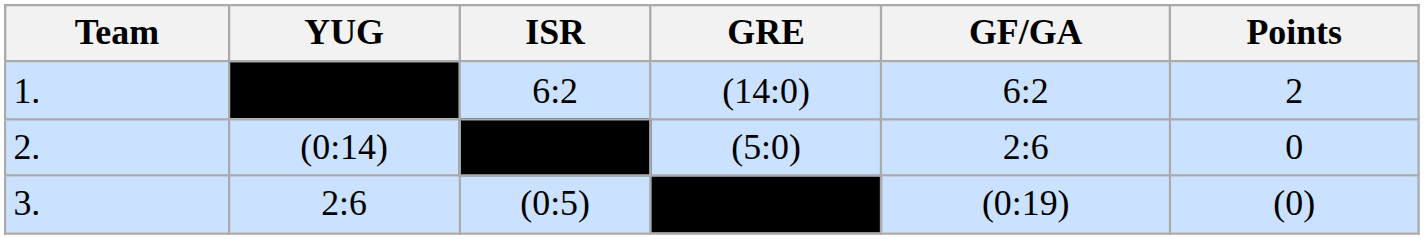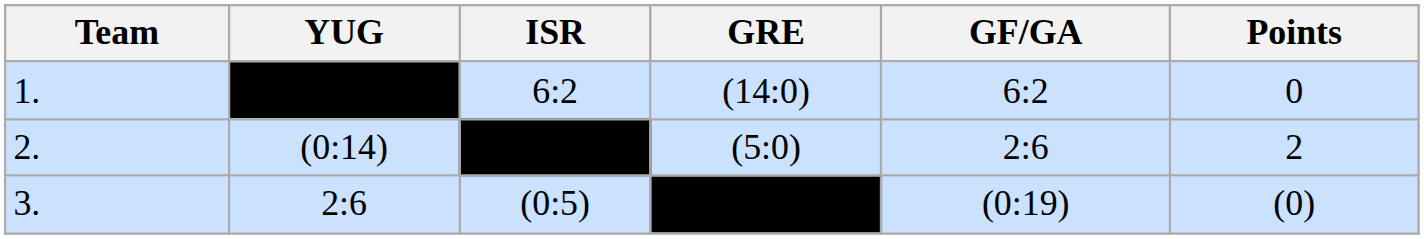(1294, 89) 2 -> (1294, 89) 0
(1294, 146) 0 -> (1294, 146) 2
